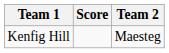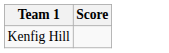- column: (138, 15)
